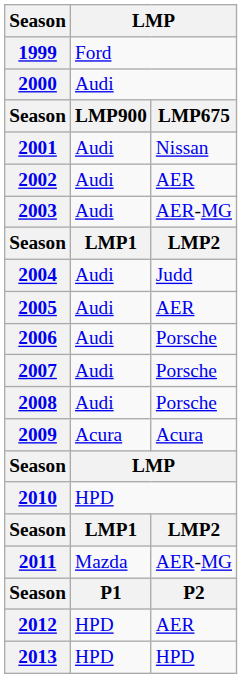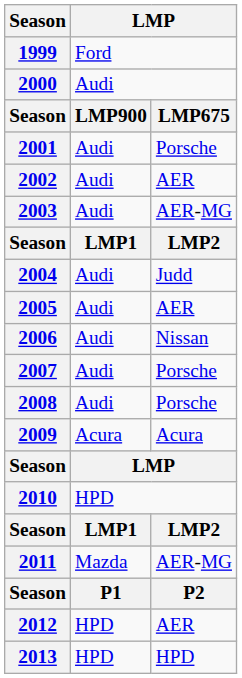(182, 148) Nissan -> (186, 148) Porsche
(186, 339) Porsche -> (182, 339) Nissan
